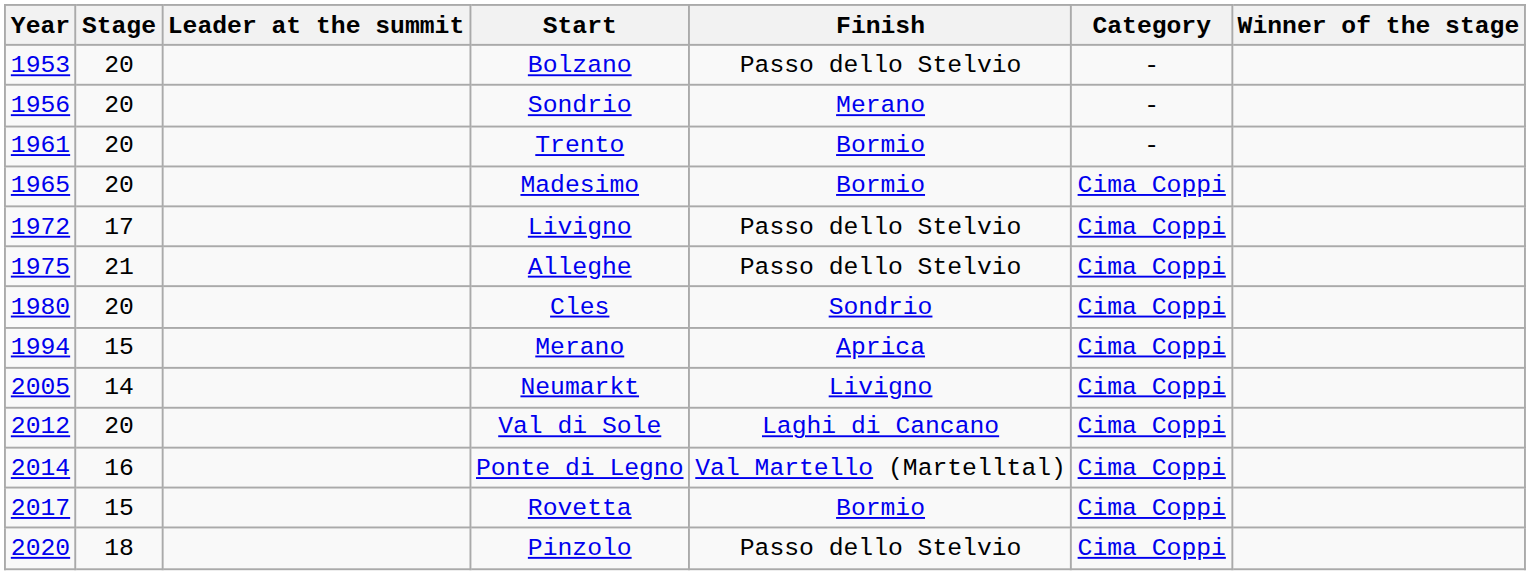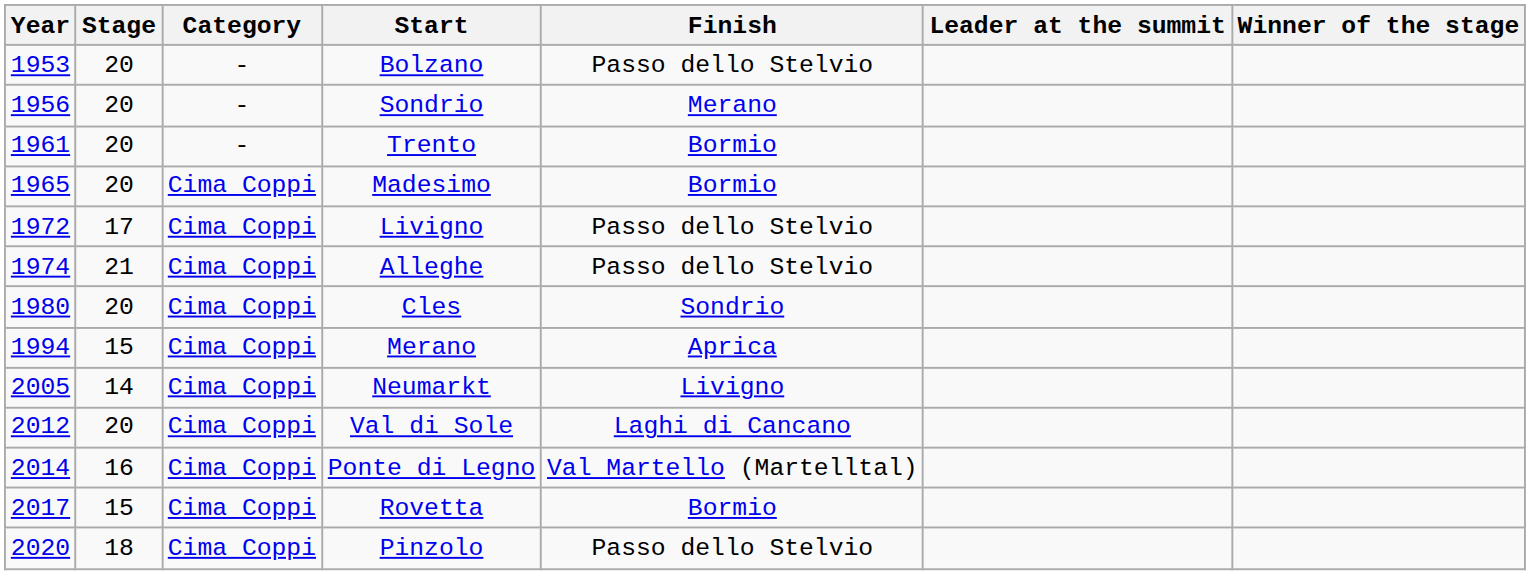columns swapped: (1152, 25) <-> (316, 25)
(40, 267) 1975 -> (40, 267) 1974
